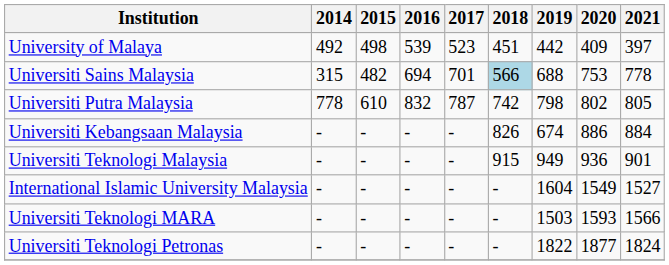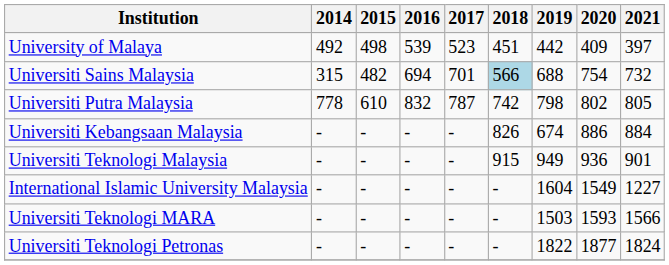(594, 75) 753 -> (594, 75) 754
(638, 75) 778 -> (638, 75) 732
(643, 189) 1527 -> (643, 189) 1227
